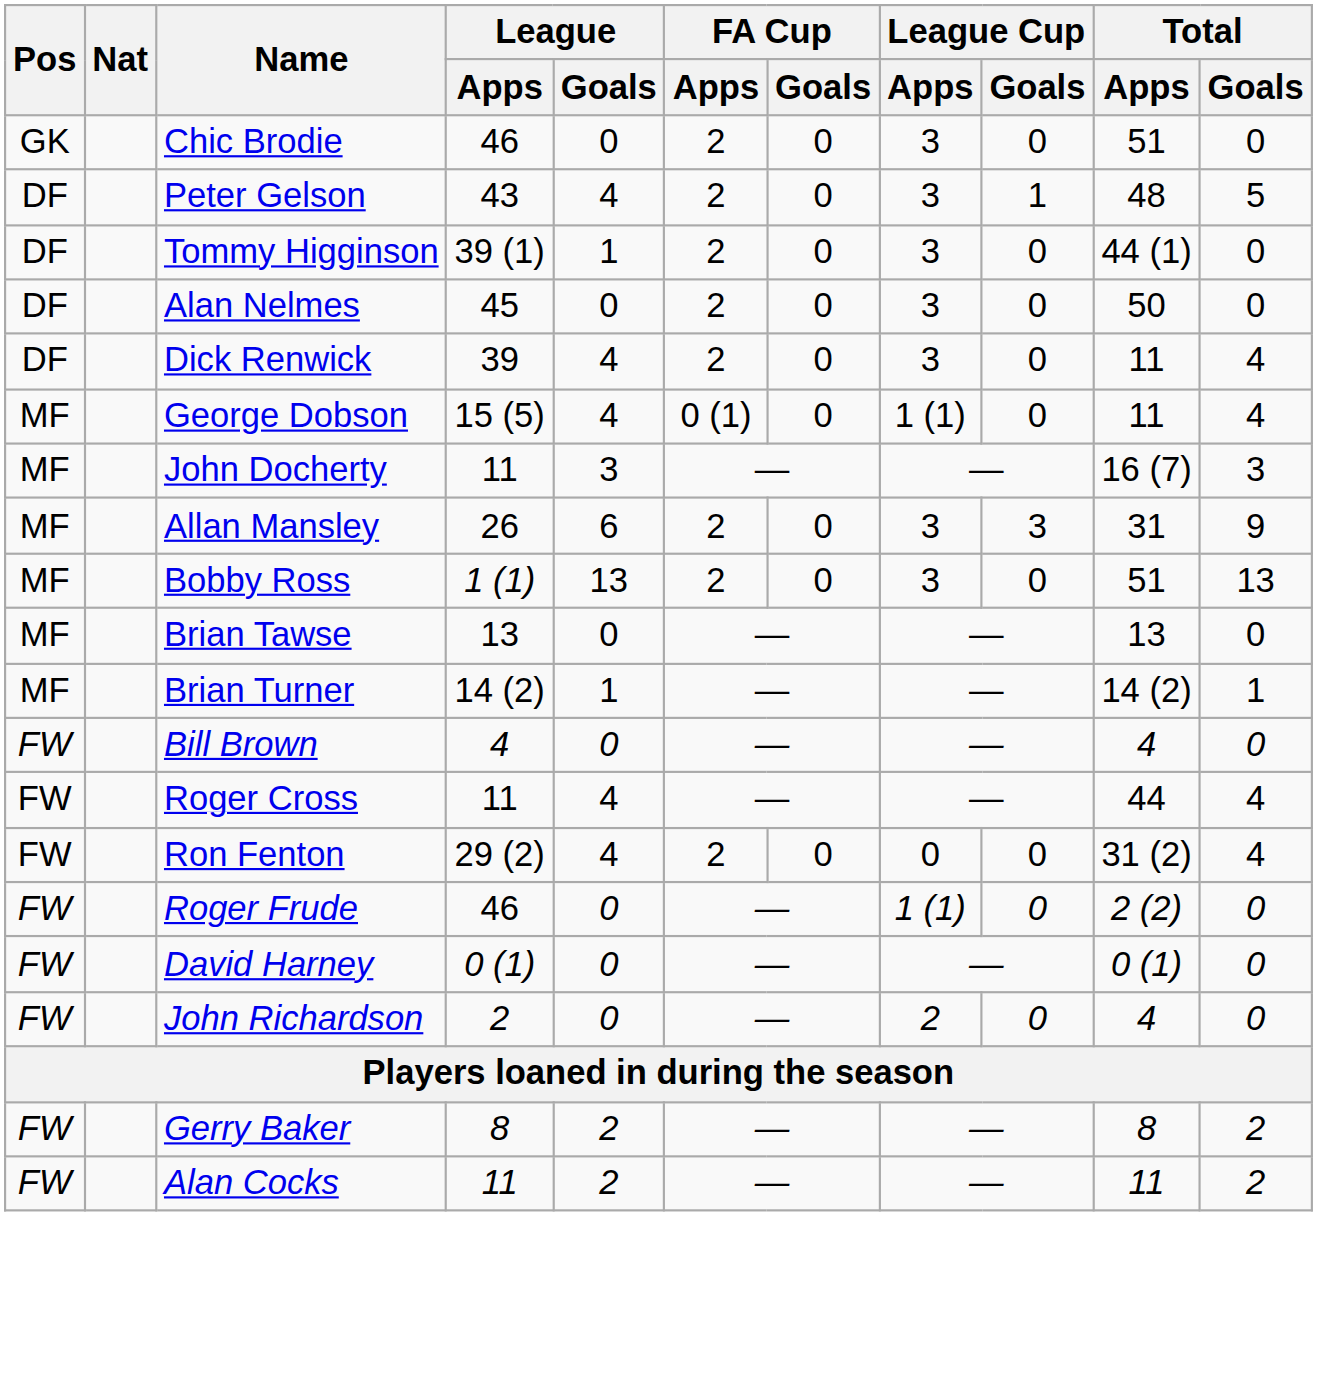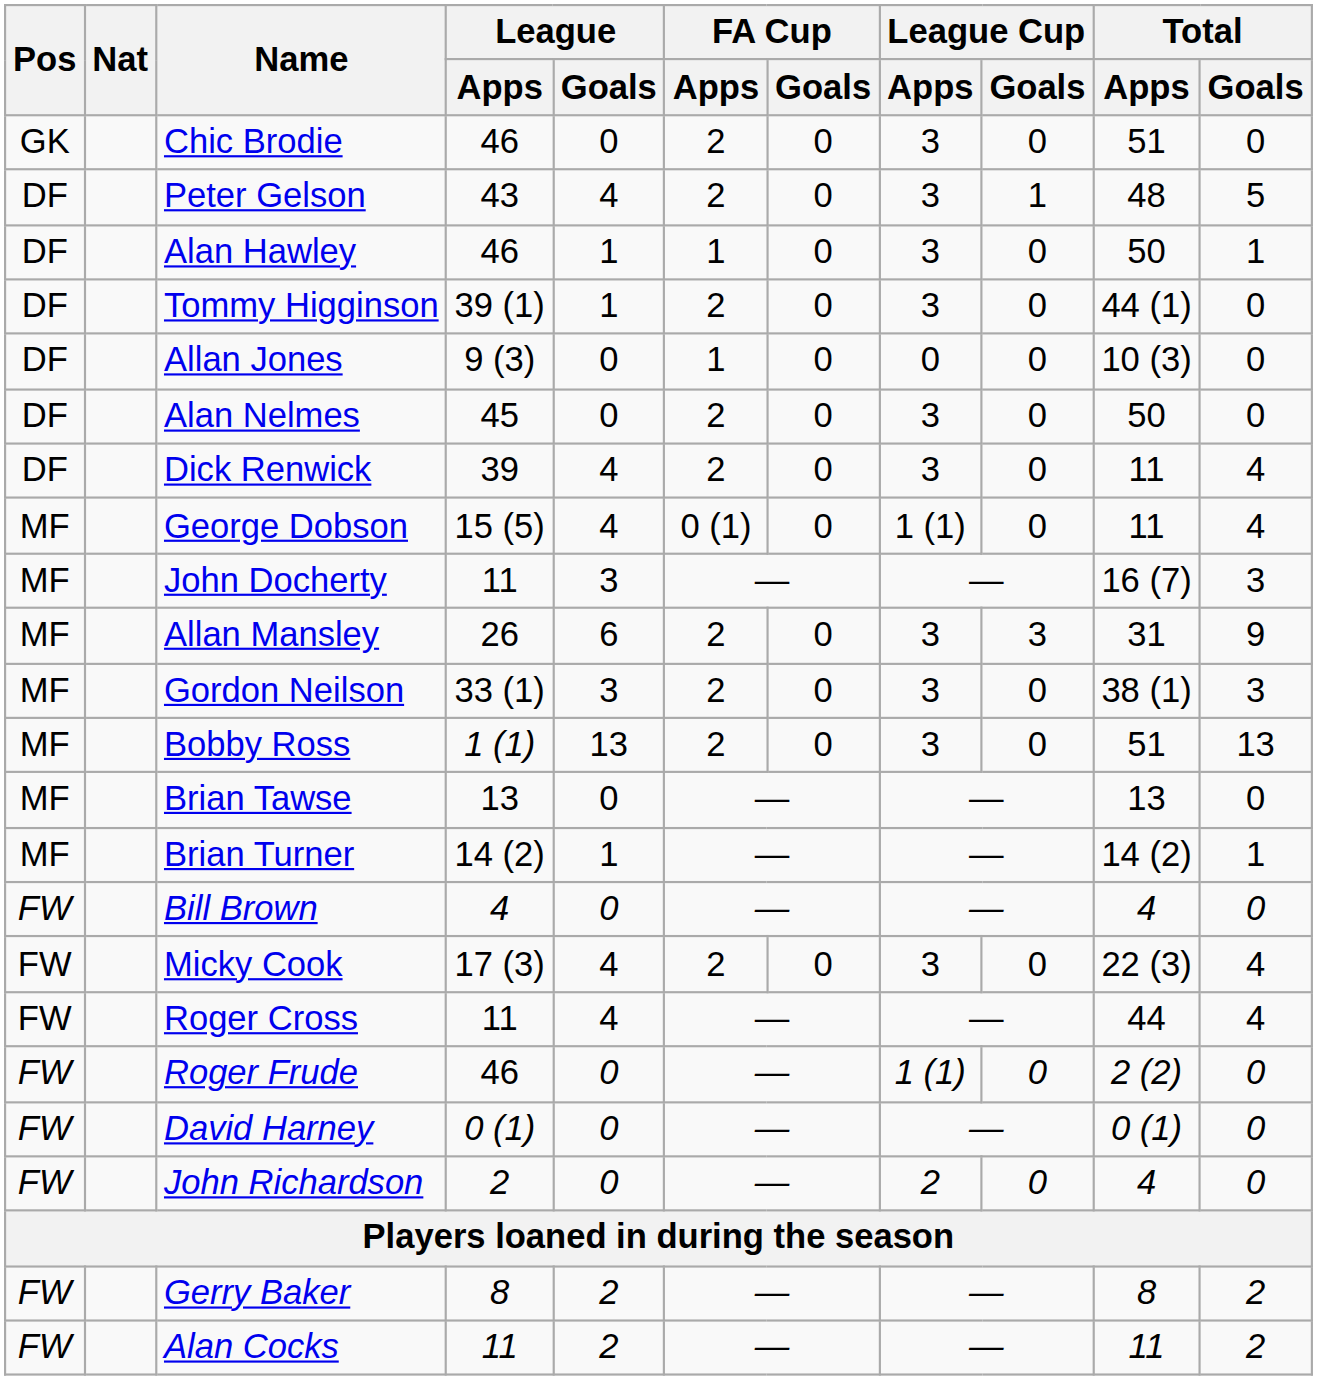+ row: (260, 251)
+ row: (253, 360)
+ row: (284, 689)
+ row: (253, 963)
- row: (254, 854)
